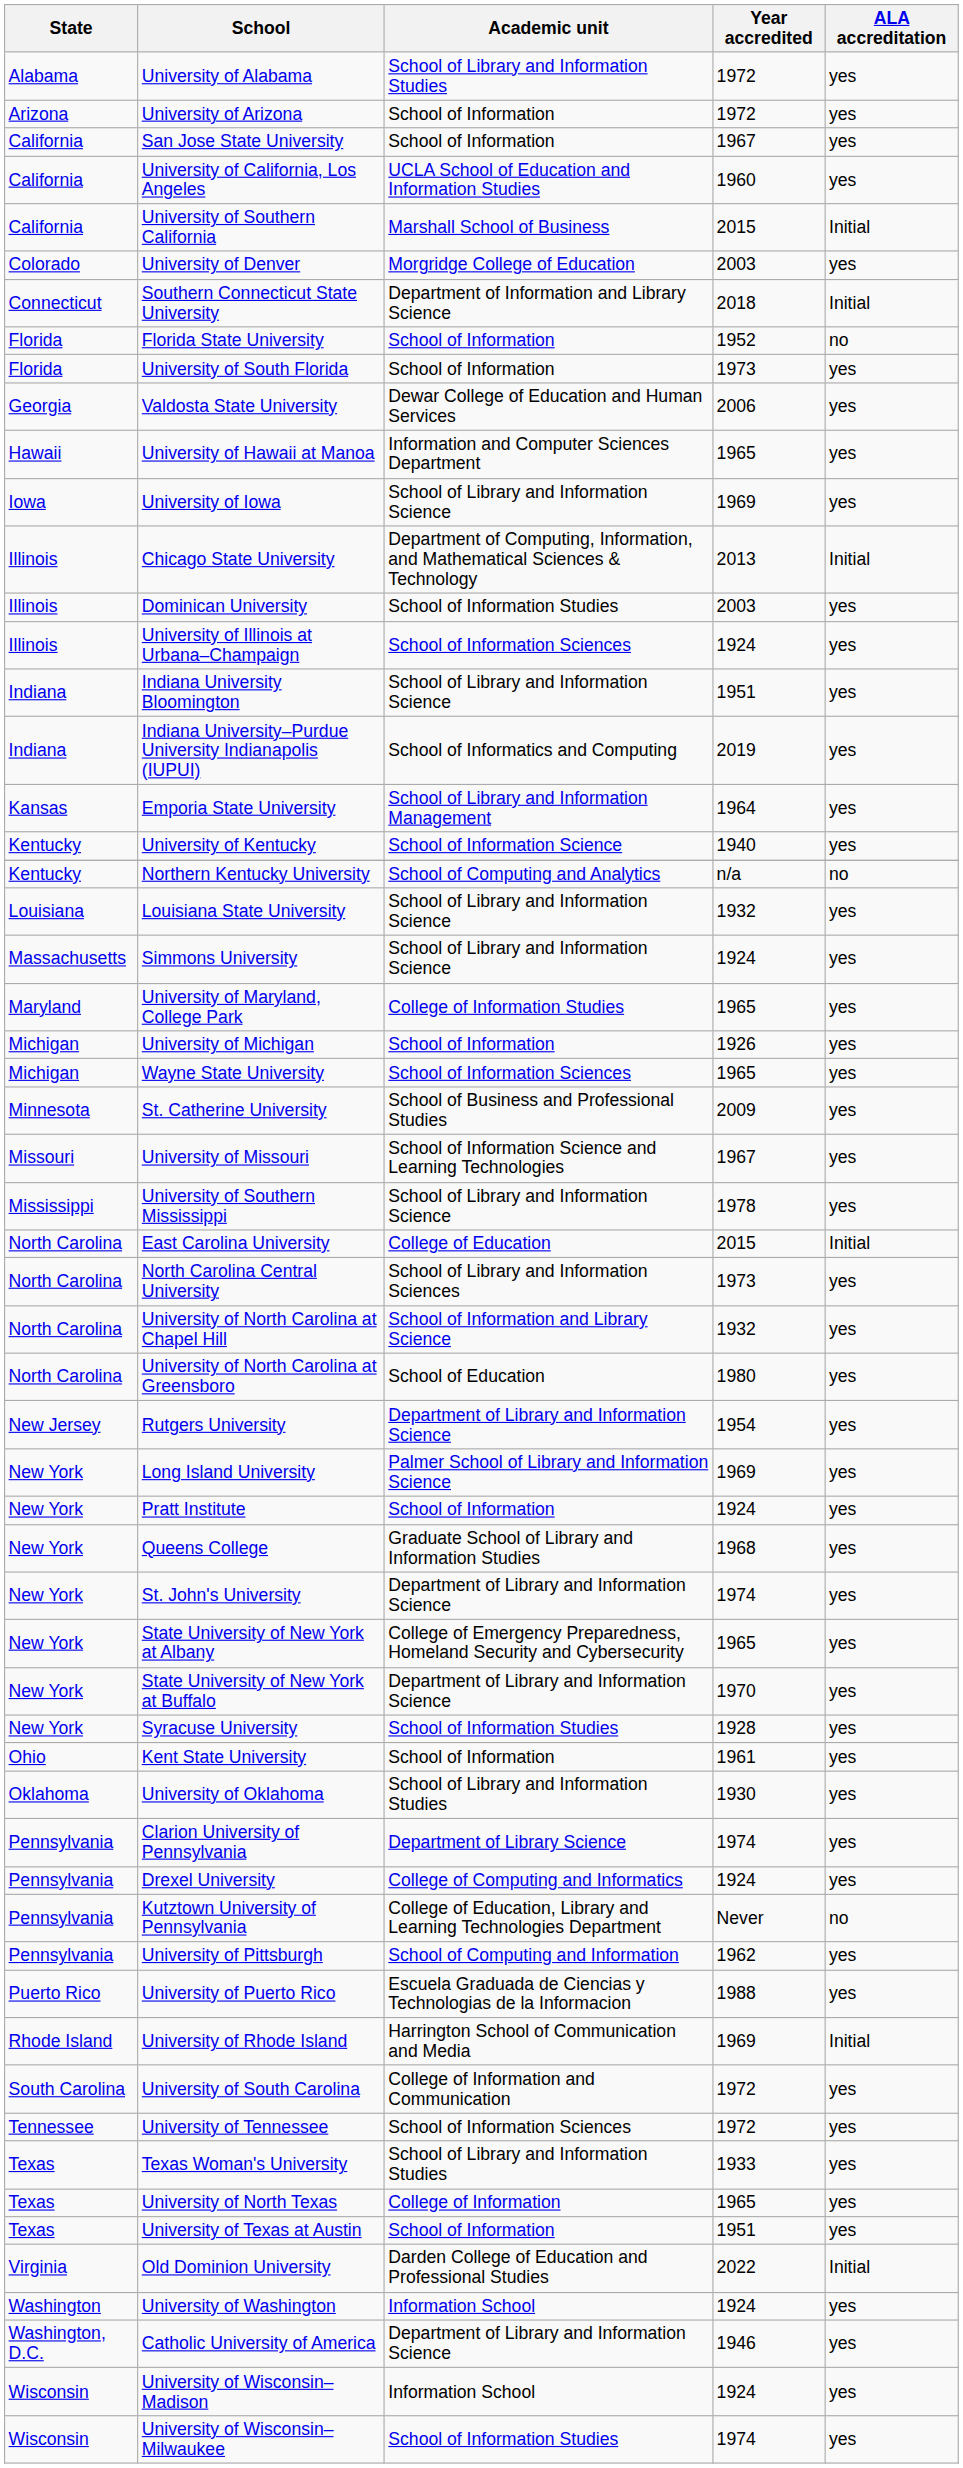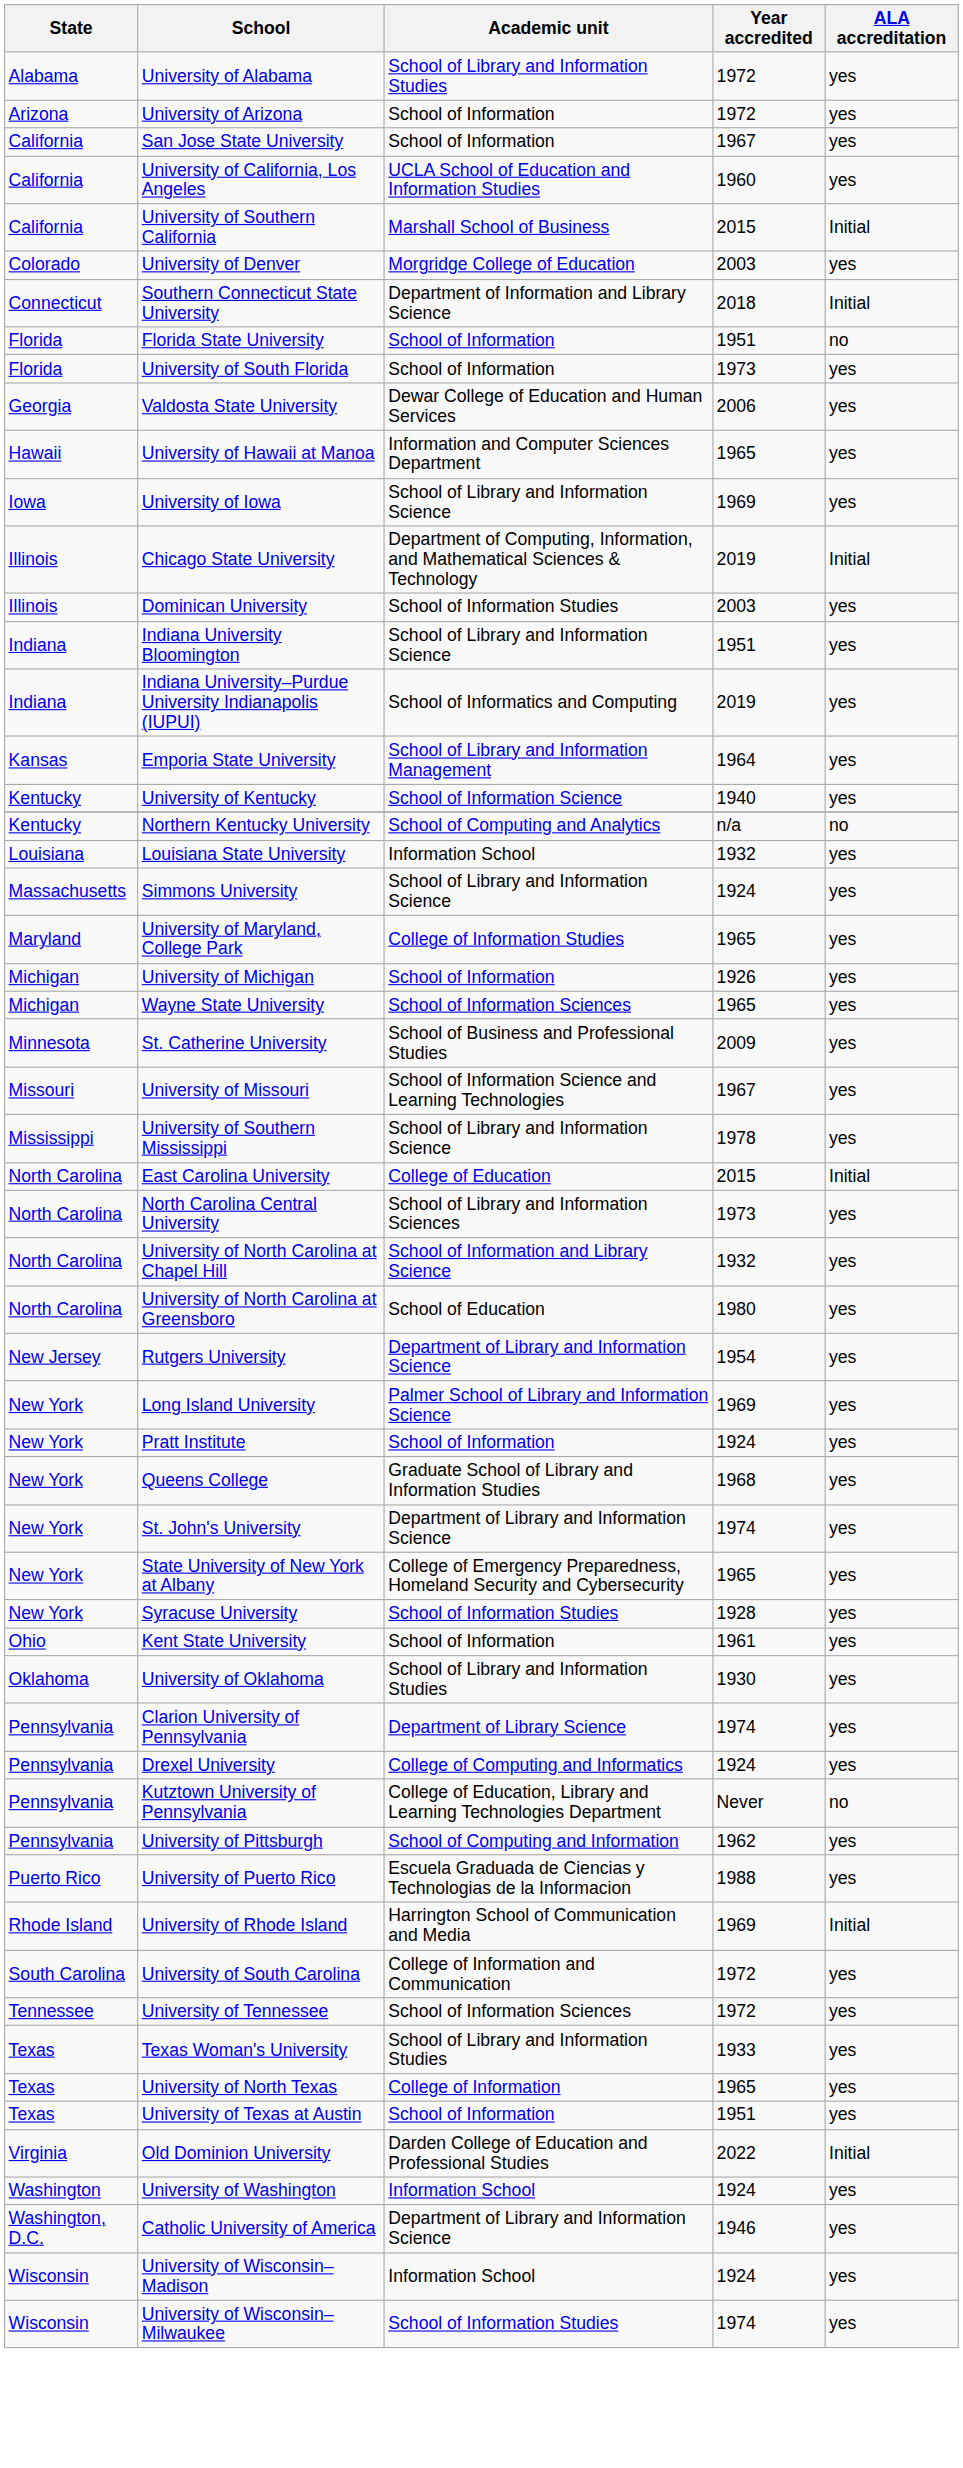(736, 340) 1952 -> (736, 340) 1951
(736, 559) 2013 -> (736, 559) 2019
- row: (227, 645)
(518, 911) School of Library and Information Science -> (462, 853) Information School
- row: (253, 1691)
